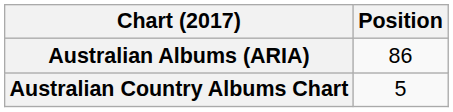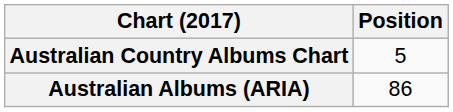rows swapped: (179, 55) <-> (179, 89)
